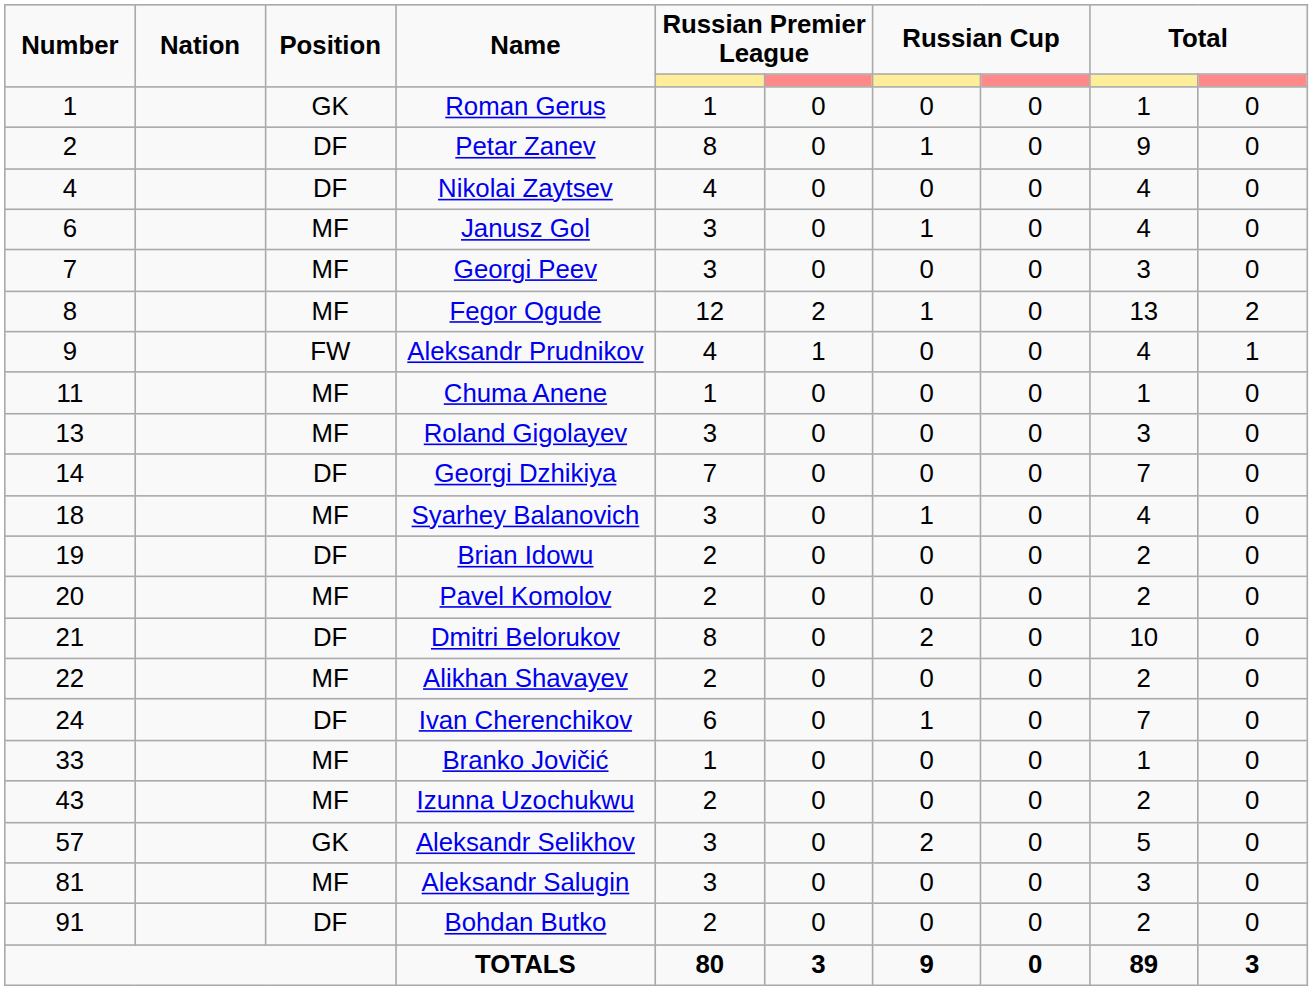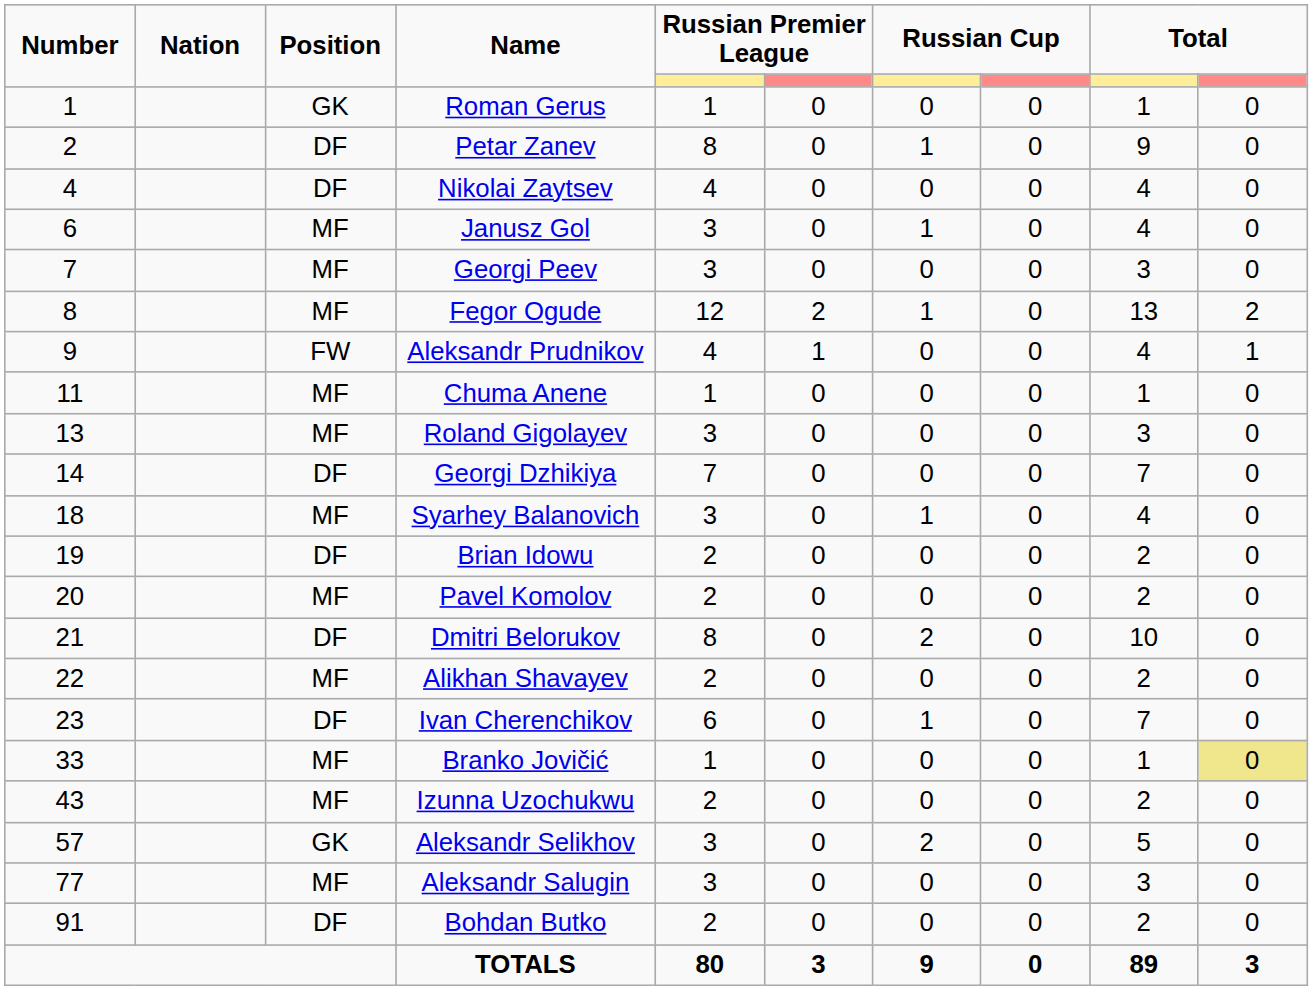(70, 719) 24 -> (70, 719) 23
(1252, 760) no background -> (1252, 760) khaki background
(70, 882) 81 -> (70, 882) 77
